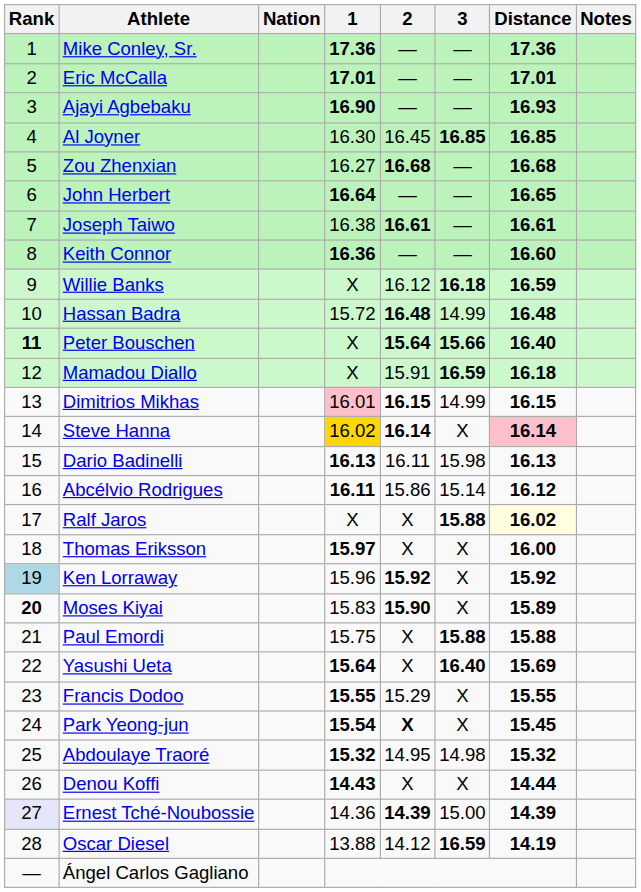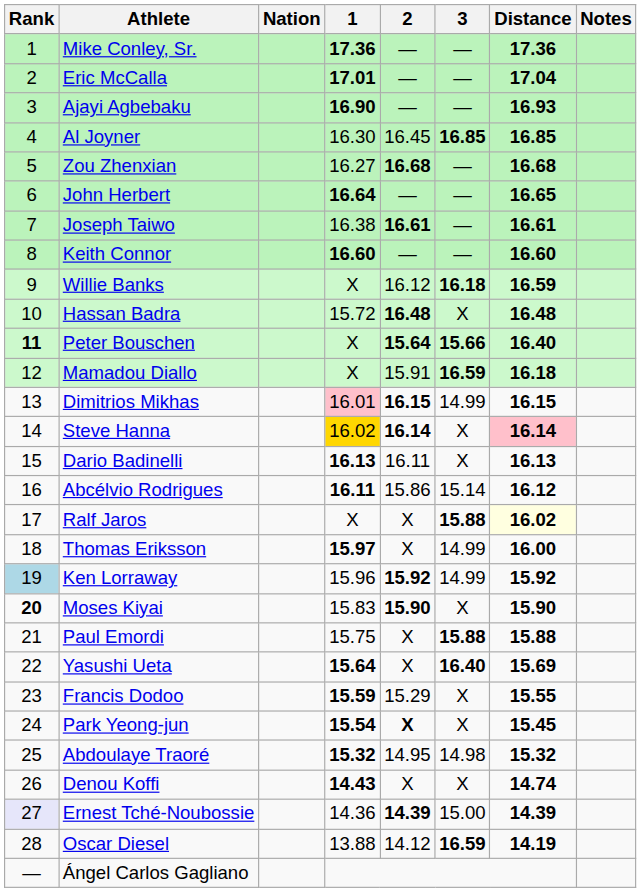(533, 78) 17.01 -> (533, 78) 17.04
(352, 254) 16.36 -> (352, 254) 16.60
(462, 313) 14.99 -> (462, 313) X
(462, 460) 15.98 -> (462, 460) X
(462, 549) X -> (462, 549) 14.99
(462, 578) X -> (462, 578) 14.99
(533, 607) 15.89 -> (533, 607) 15.90
(352, 696) 15.55 -> (352, 696) 15.59
(533, 784) 14.44 -> (533, 784) 14.74
